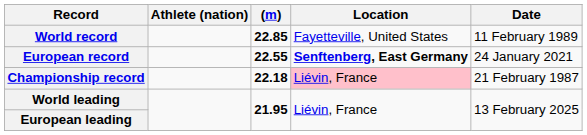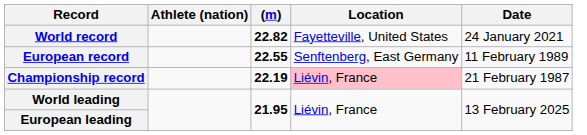(271, 36) 22.85 -> (271, 36) 22.82
(526, 36) 11 February 1989 -> (514, 36) 24 January 2021
(381, 57) bold -> (376, 57) normal
(523, 57) 24 January 2021 -> (516, 57) 11 February 1989
(271, 78) 22.18 -> (271, 78) 22.19
